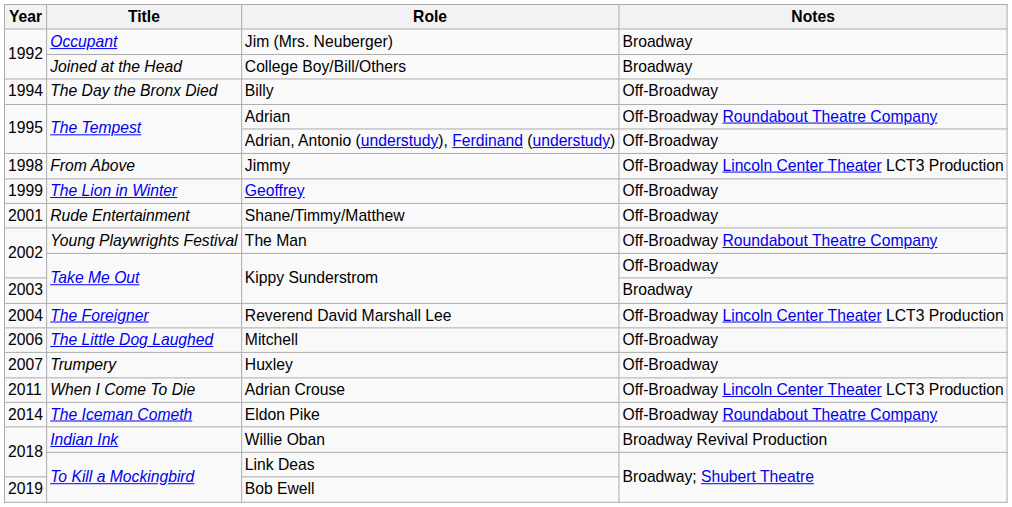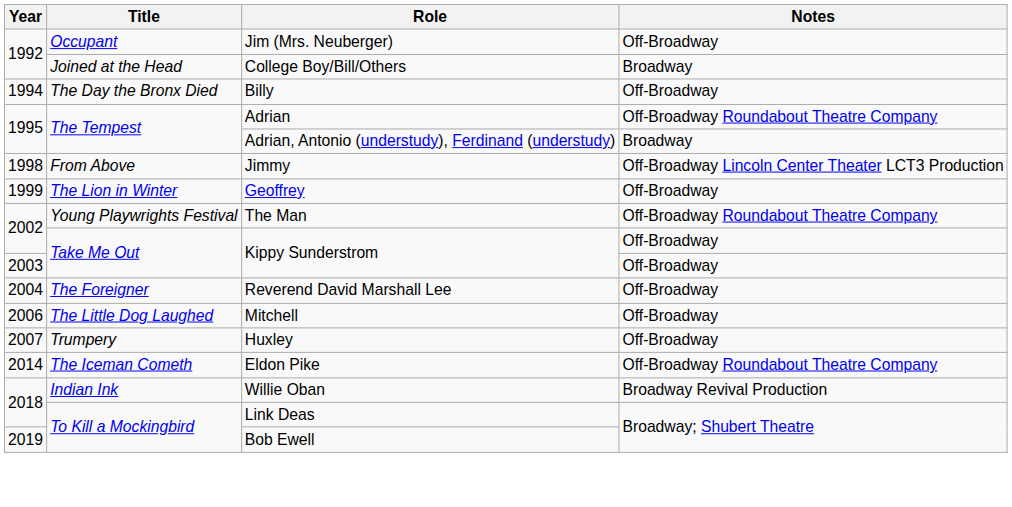(657, 41) Broadway -> (670, 41) Off-Broadway
(670, 141) Off-Broadway -> (657, 141) Broadway
- row: (26, 215)
(657, 290) Broadway -> (670, 265) Off-Broadway
(813, 315) Off-Broadway Lincoln Center Theater LCT3 Production -> (670, 290) Off-Broadway
- row: (25, 389)
